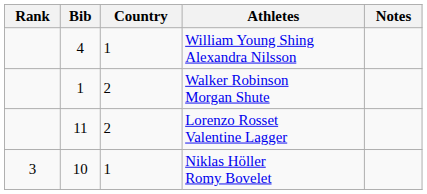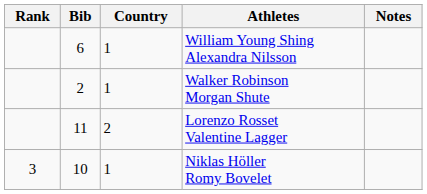(80, 48) 4 -> (80, 48) 6
(80, 88) 1 -> (80, 88) 2
(107, 88) 2 -> (107, 88) 1
